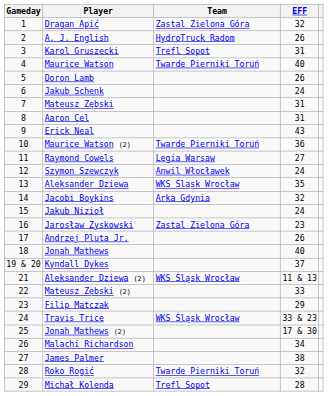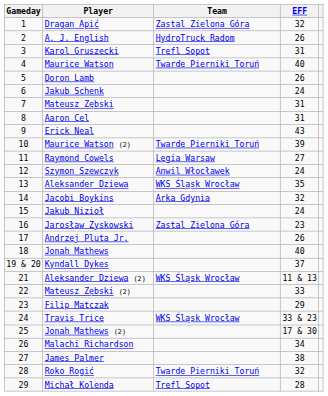(300, 144) 36 -> (300, 144) 39
